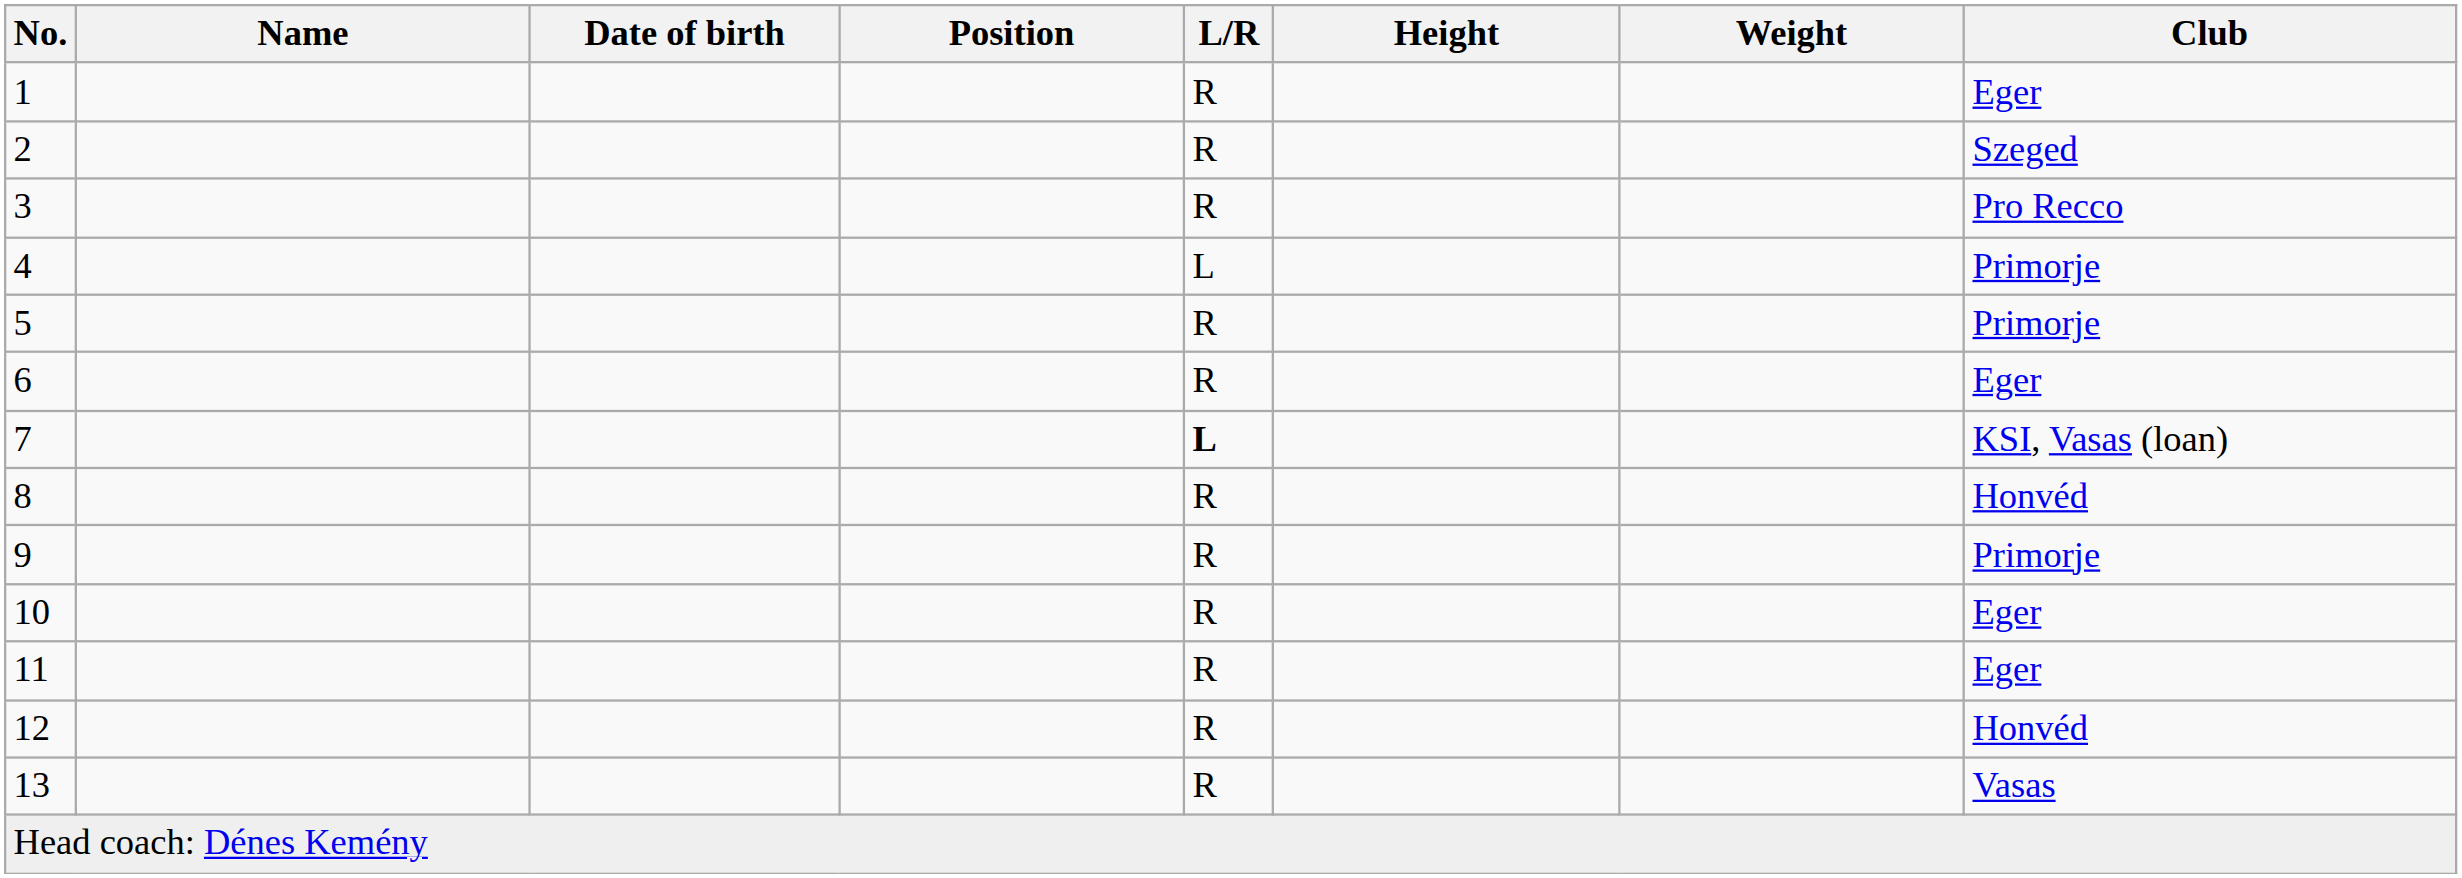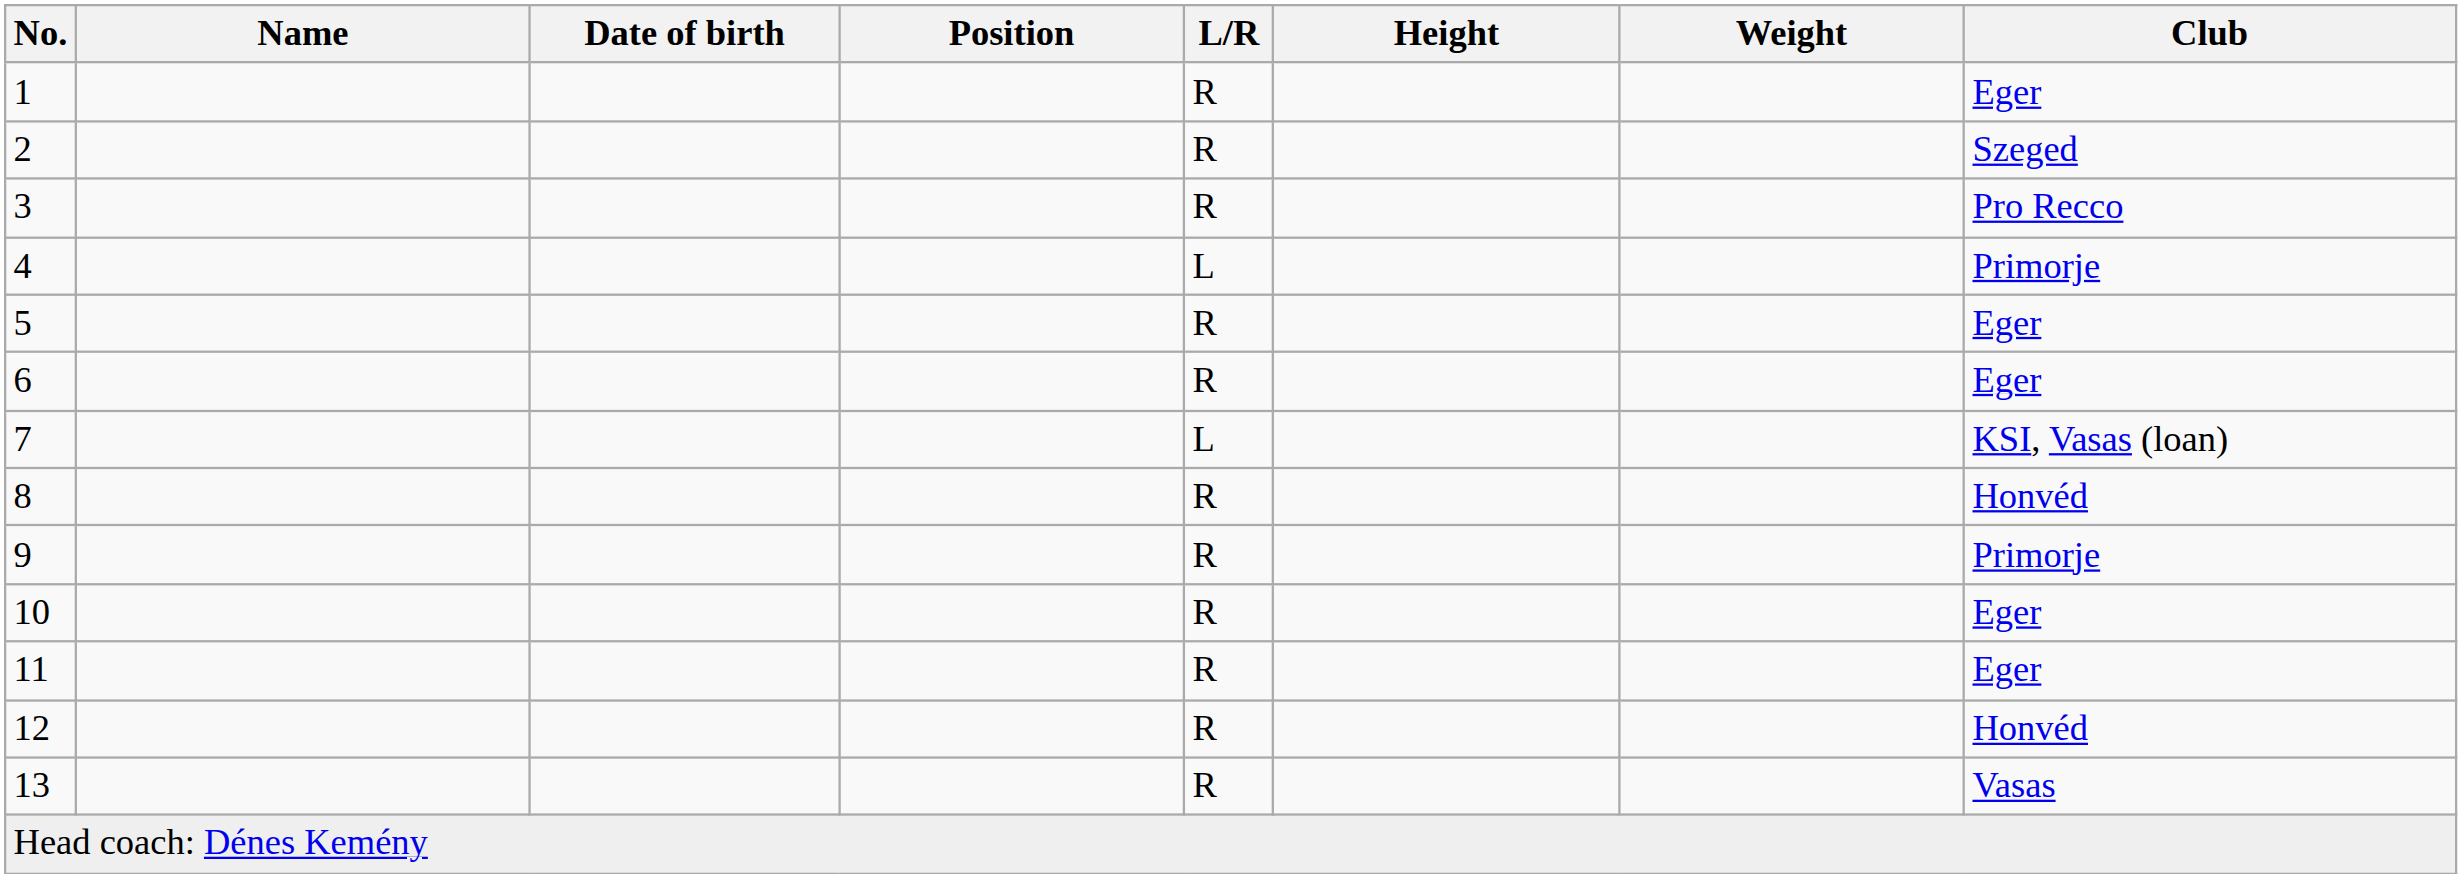(2036, 322) Primorje -> (2007, 322) Eger
(1205, 438) bold -> (1204, 438) normal
